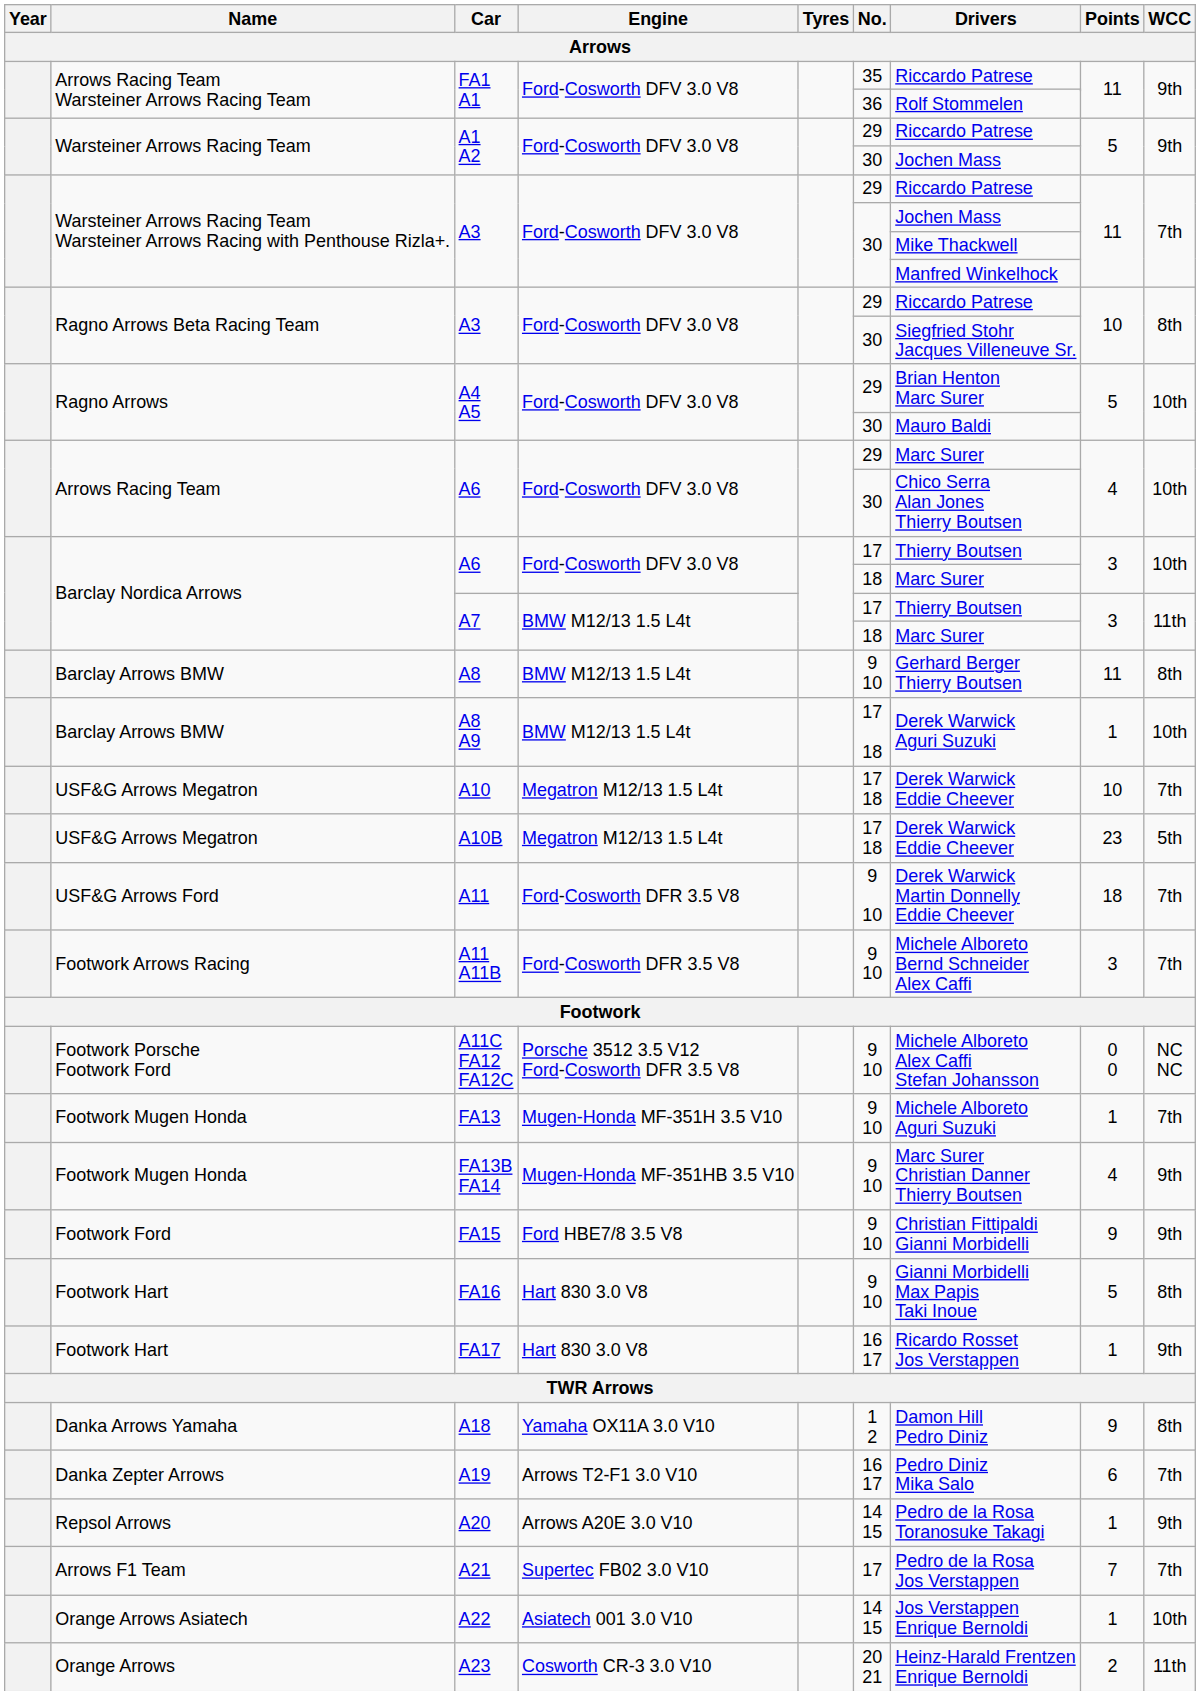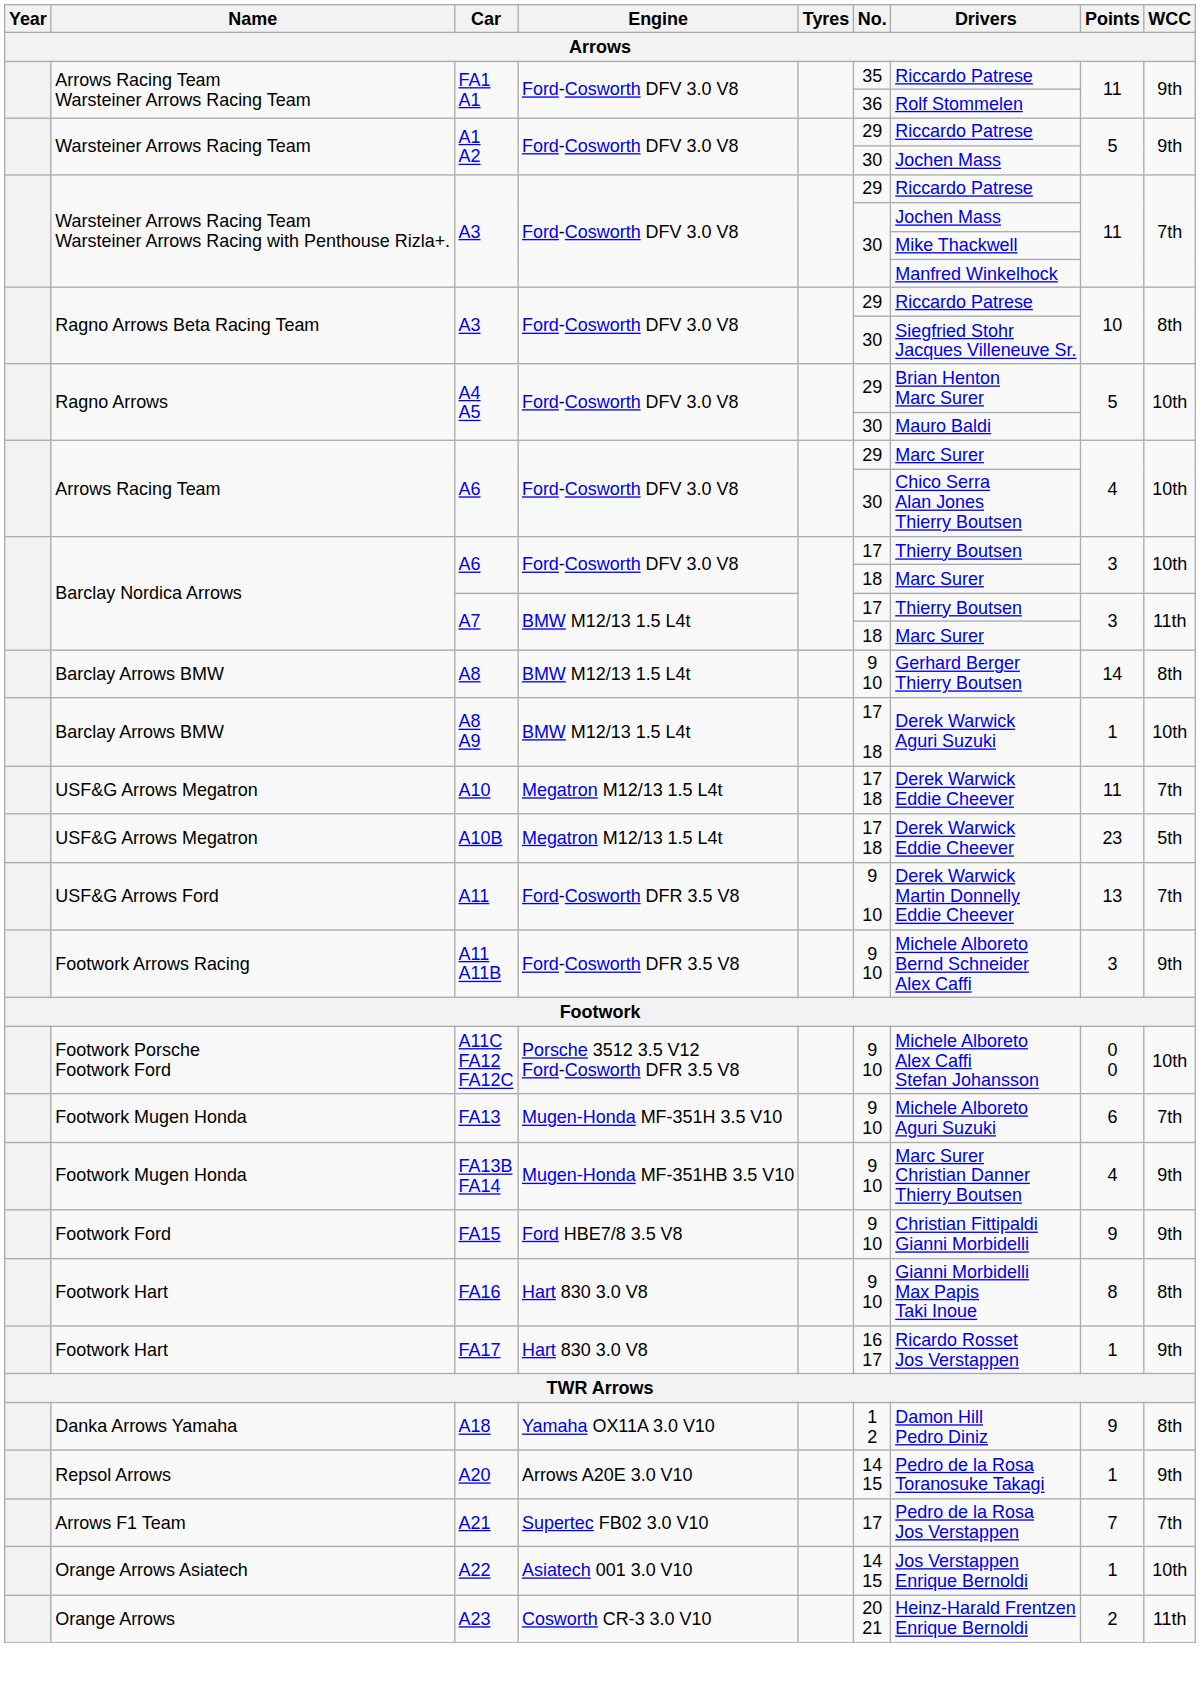(1112, 673) 11 -> (1112, 673) 14
(1112, 789) 10 -> (1112, 789) 11
(1112, 896) 18 -> (1112, 896) 13
(1170, 963) 7th -> (1170, 963) 9th
(1170, 1060) NC NC -> (1170, 1060) 10th
(1112, 1118) 1 -> (1112, 1118) 6
(1112, 1292) 5 -> (1112, 1292) 8
- row: (140, 1474)
